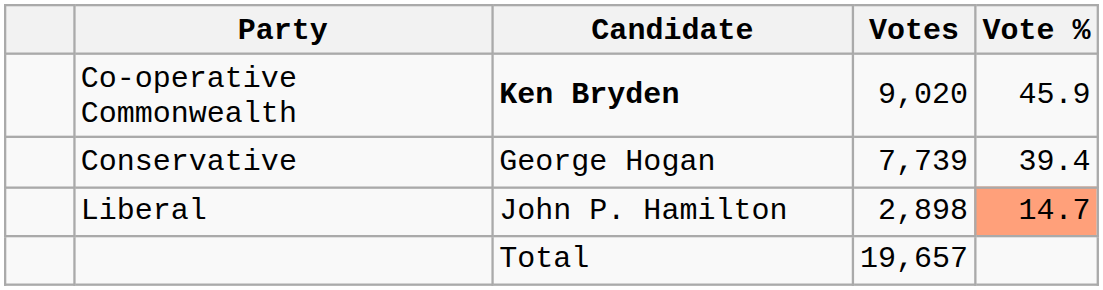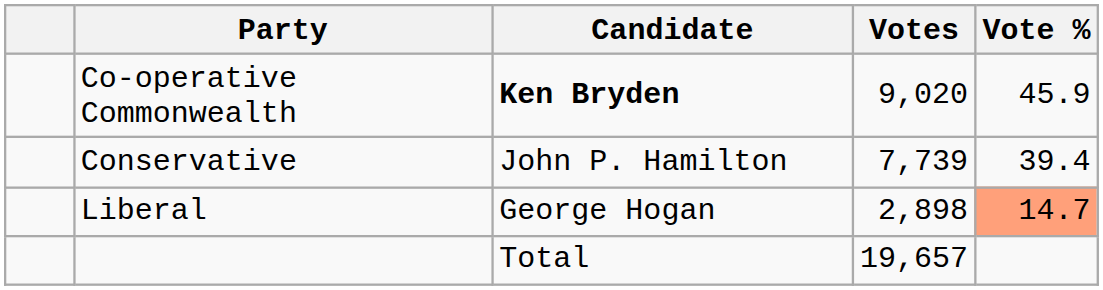(607, 162) George Hogan -> (643, 162) John P. Hamilton
(643, 211) John P. Hamilton -> (607, 211) George Hogan
